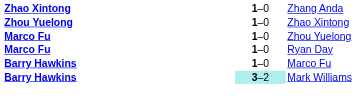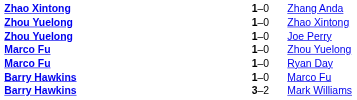+ row: (310, 36)
(260, 77) paleturquoise background -> (260, 91) no background
